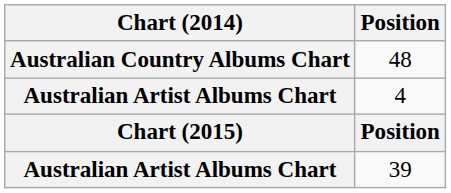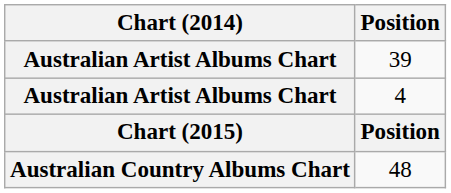rows swapped: (400, 168) <-> (400, 59)
